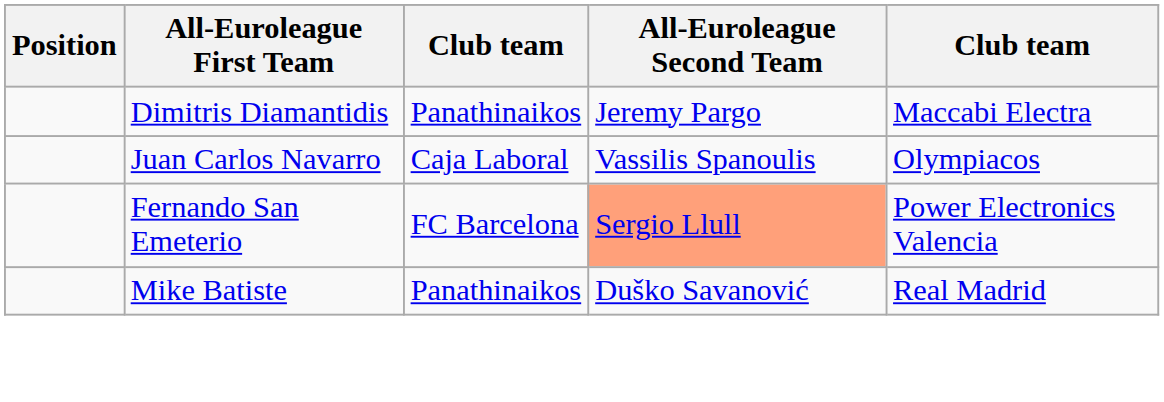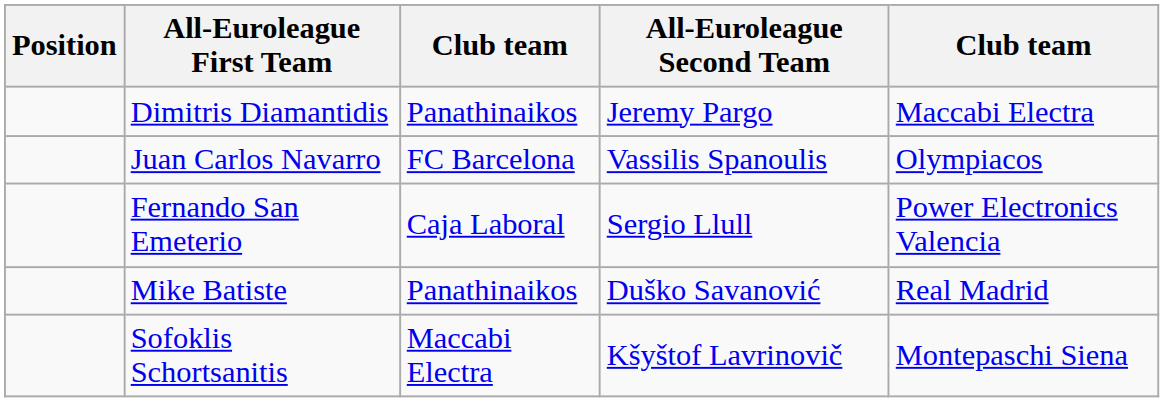(490, 159) Caja Laboral -> (491, 159) FC Barcelona
(495, 224) FC Barcelona -> (486, 224) Caja Laboral
(668, 224) lightsalmon background -> (680, 224) no background
+ row: (209, 355)
